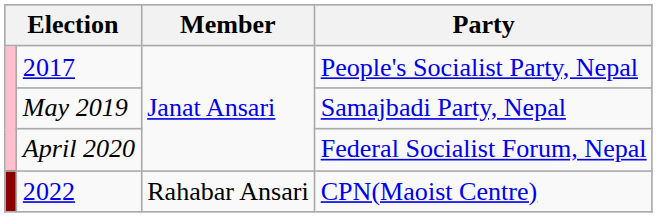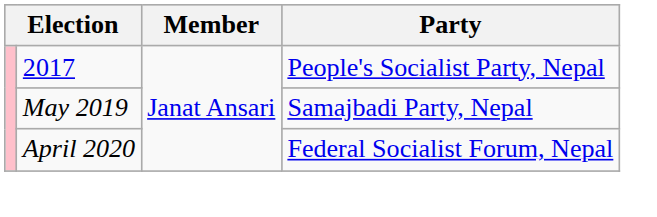- row: (49, 190)
